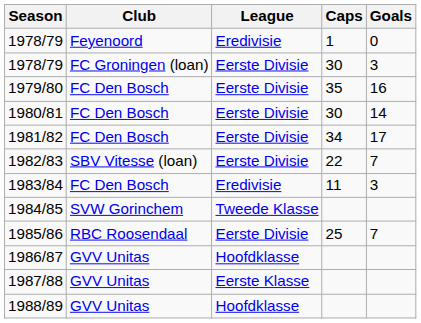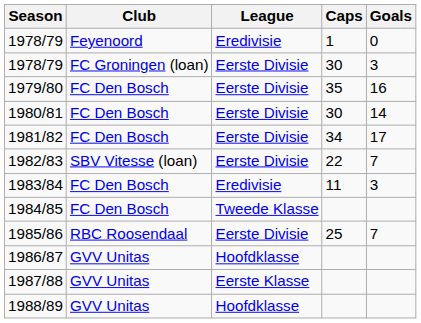(127, 209) SVW Gorinchem -> (119, 209) FC Den Bosch
